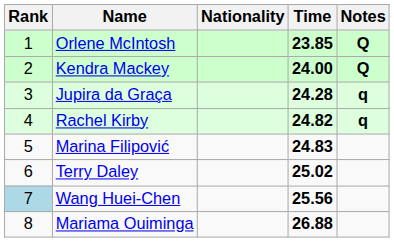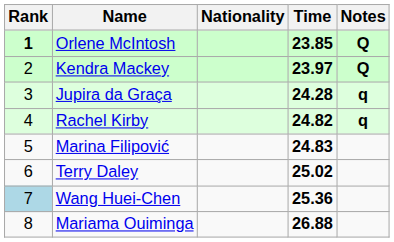(28, 43) normal -> (28, 43) bold
(312, 69) 24.00 -> (312, 69) 23.97
(312, 198) 25.56 -> (312, 198) 25.36
